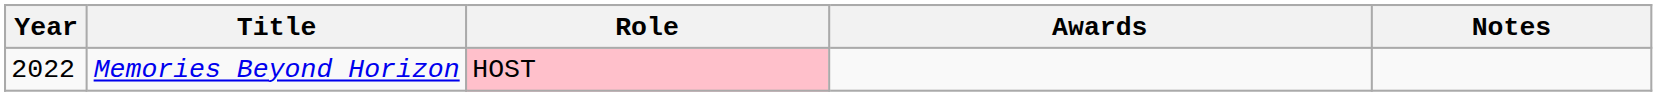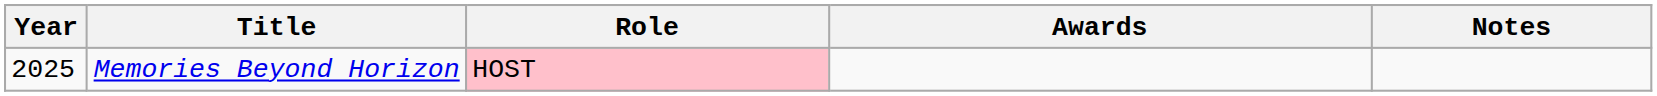(43, 70) 2022 -> (43, 70) 2025
